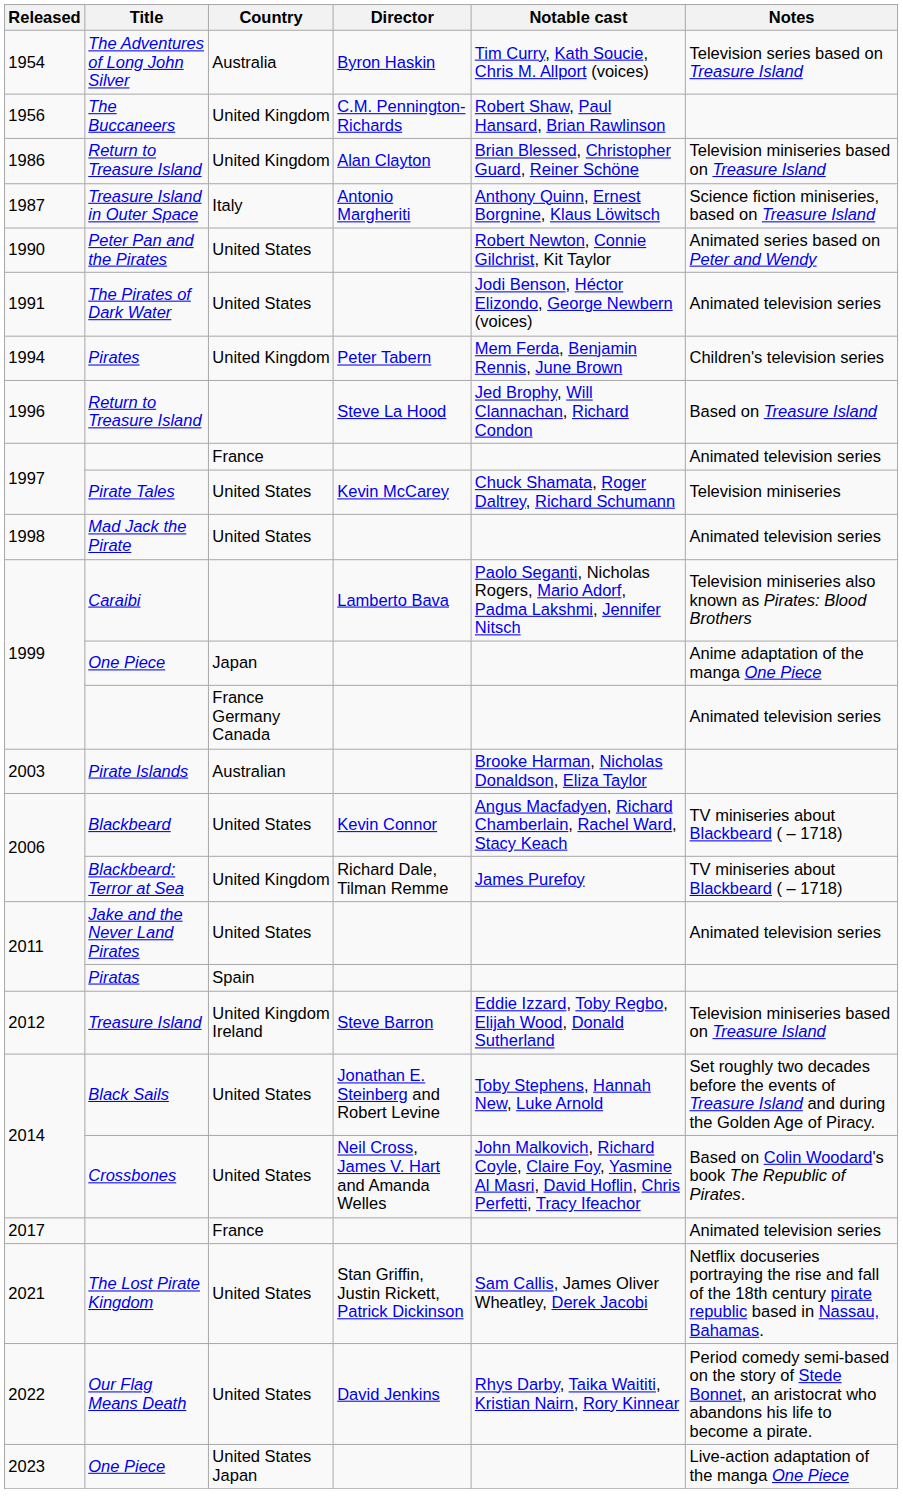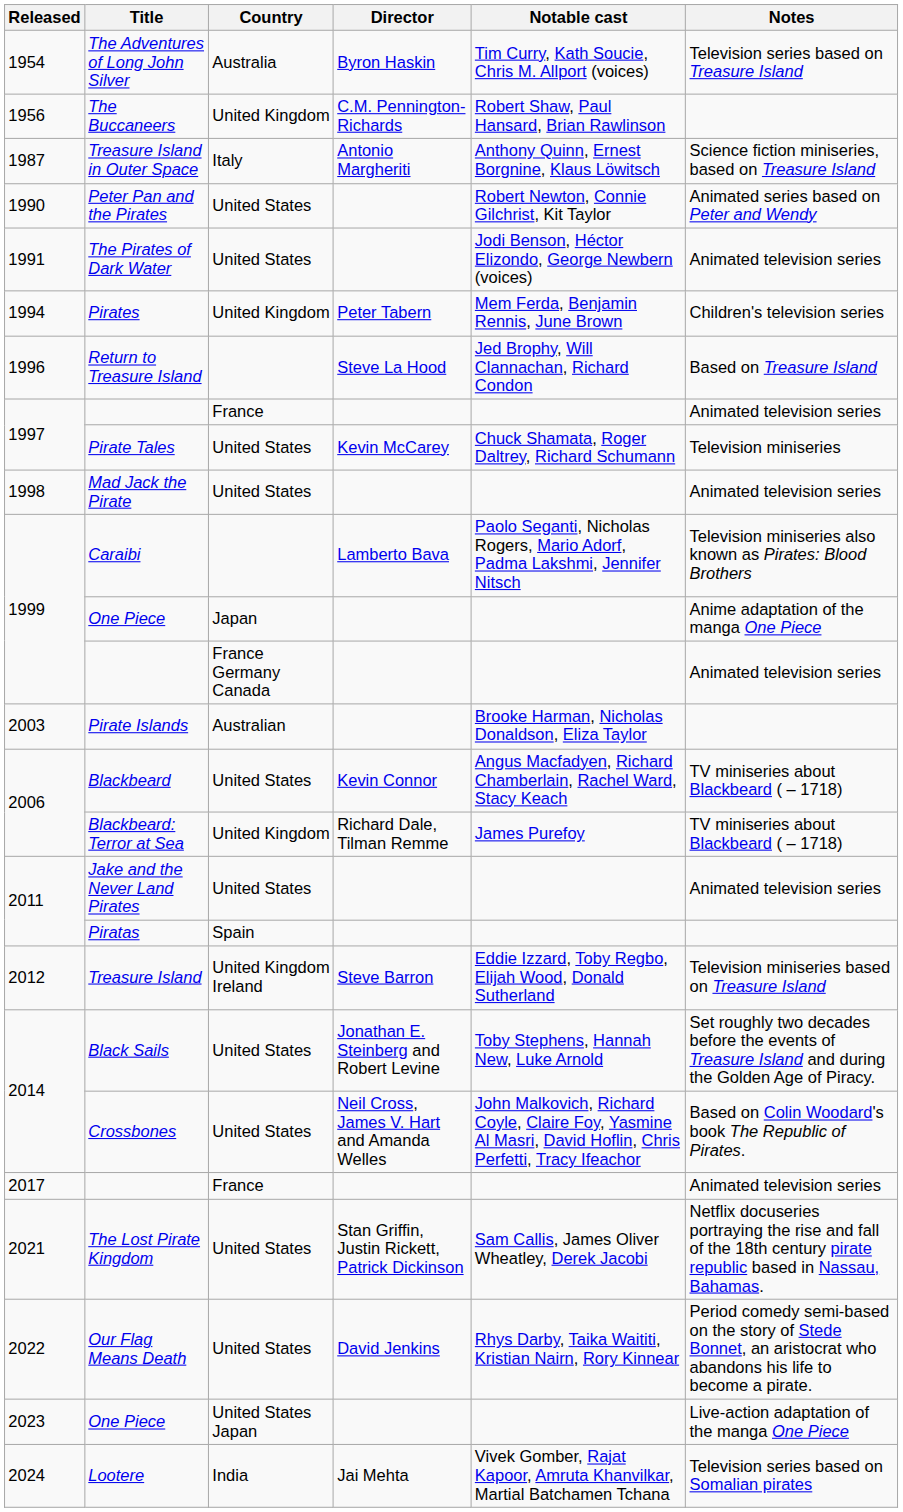- row: (27, 160)
+ row: (27, 1475)
